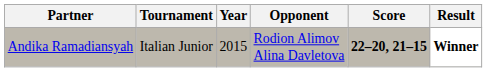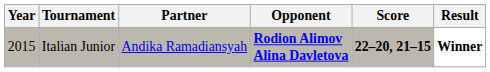columns swapped: (233, 16) <-> (70, 16)
(299, 47) normal -> (301, 47) bold
